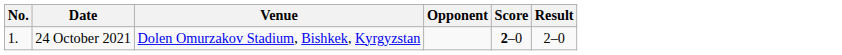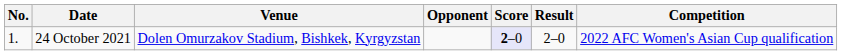+ column: (707, 15)
(511, 38) no background -> (511, 38) lavender background
